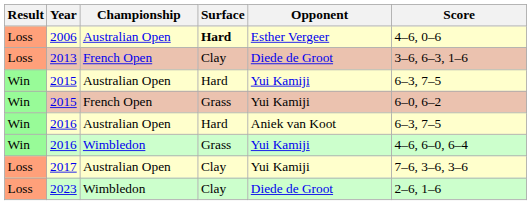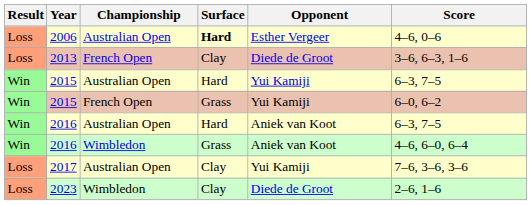(280, 144) Yui Kamiji -> (293, 144) Aniek van Koot
